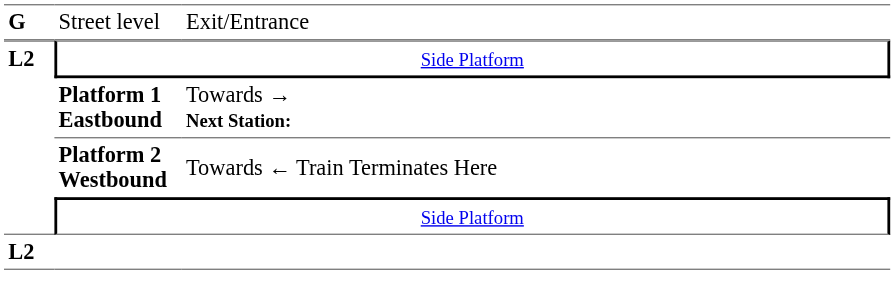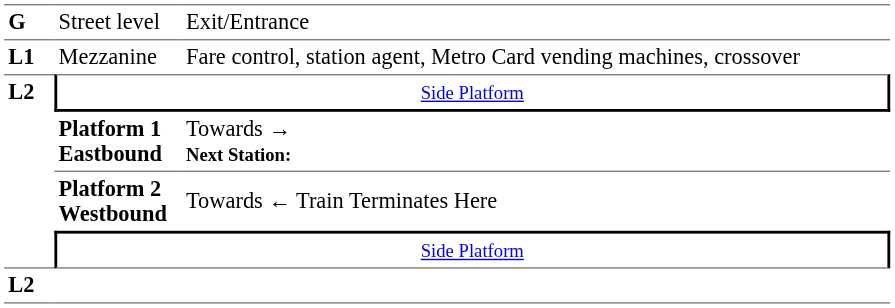+ row: (108, 56)
